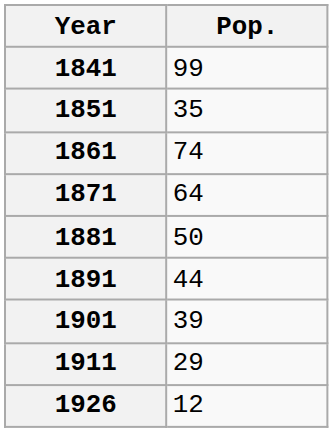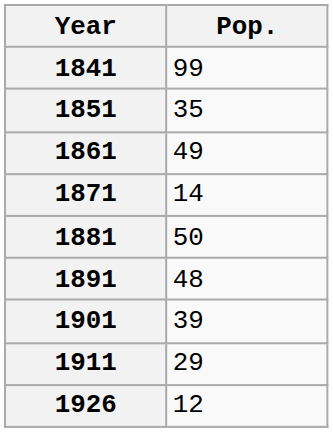(188, 153) 74 -> (188, 153) 49
(188, 195) 64 -> (188, 195) 14
(188, 279) 44 -> (188, 279) 48
